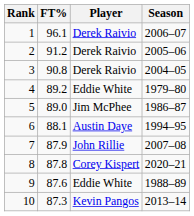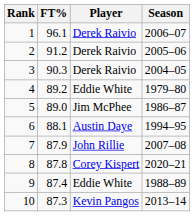(57, 70) 90.8 -> (57, 70) 90.3
(57, 182) 87.6 -> (57, 182) 87.4
